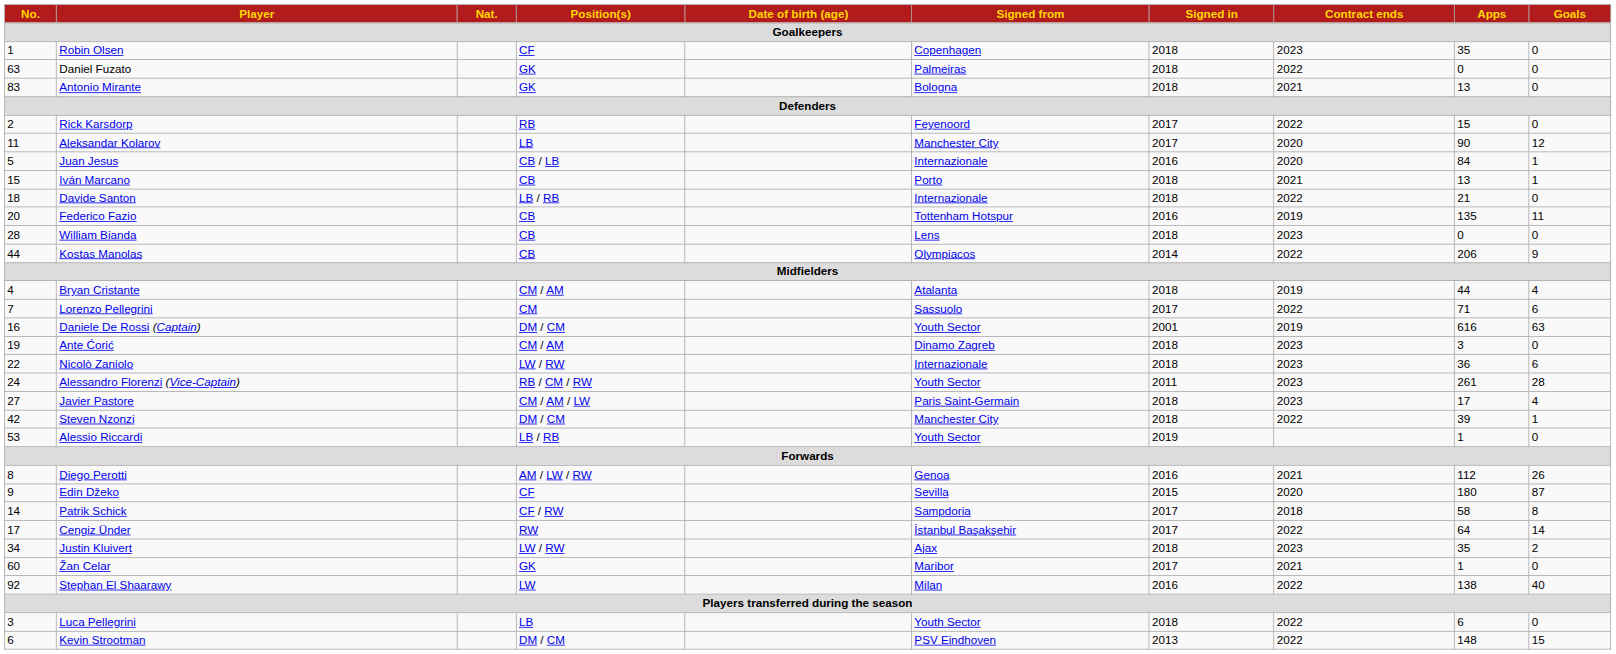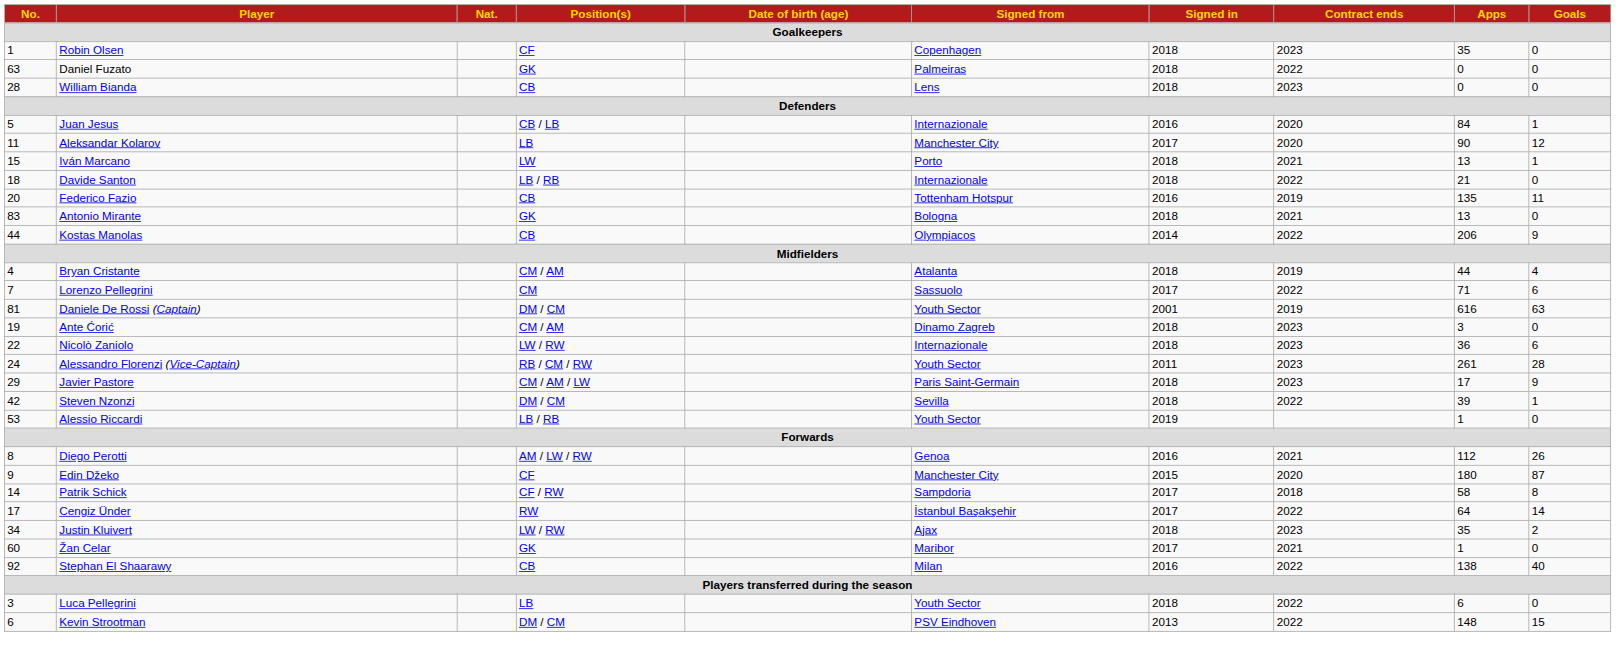rows swapped: (100, 88) <-> (98, 235)
- row: (96, 125)
rows swapped: (89, 161) <-> (110, 143)
(527, 180) CB -> (527, 161) LW
(14, 327) 16 -> (14, 309) 81
(14, 401) 27 -> (14, 383) 29
(1535, 401) 4 -> (1535, 383) 9
(956, 419) Manchester City -> (932, 401) Sevilla
(932, 493) Sevilla -> (956, 475) Manchester City
(527, 585) LW -> (527, 567) CB
